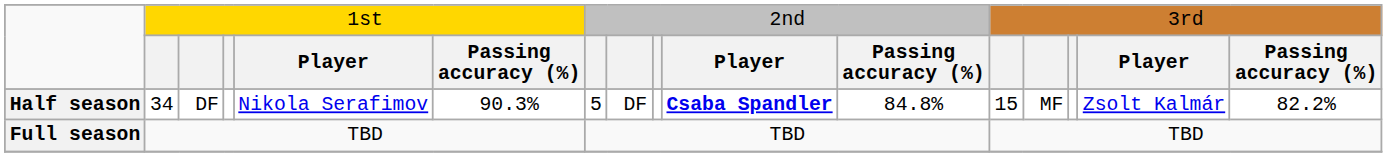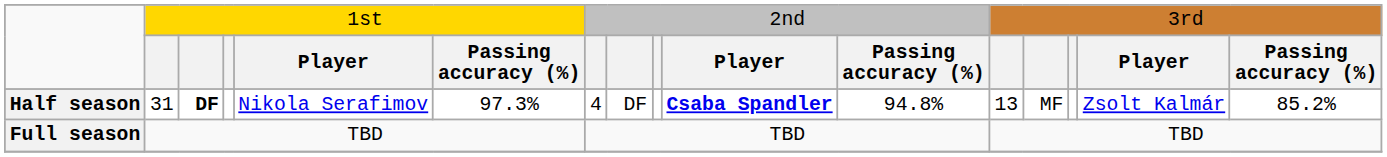(162, 104) 34 -> (162, 104) 31
(201, 104) normal -> (201, 104) bold
(509, 104) 90.3% -> (509, 104) 97.3%
(596, 104) 5 -> (596, 104) 4
(914, 104) 84.8% -> (914, 104) 94.8%
(1006, 104) 15 -> (1006, 104) 13
(1306, 104) 82.2% -> (1306, 104) 85.2%
